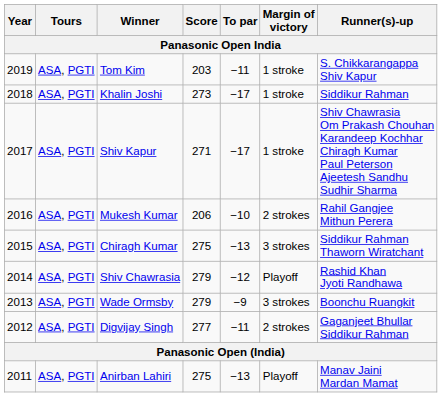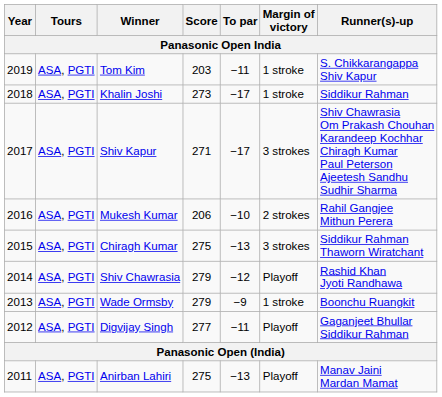(283, 151) 1 stroke -> (286, 151) 3 strokes
(286, 302) 3 strokes -> (283, 302) 1 stroke
(286, 327) 2 strokes -> (280, 327) Playoff
